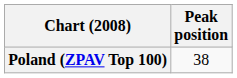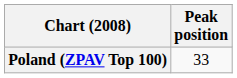(201, 60) 38 -> (201, 60) 33
